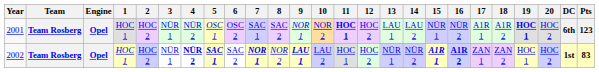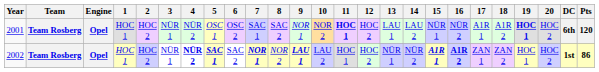(586, 30) 123 -> (586, 30) 120
(586, 55) 83 -> (586, 55) 86
